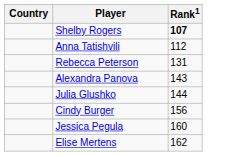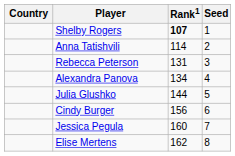+ column: (216, 13)
(178, 47) 112 -> (178, 47) 114
(179, 79) 143 -> (179, 79) 134
